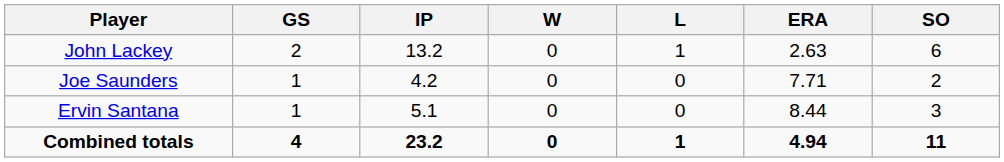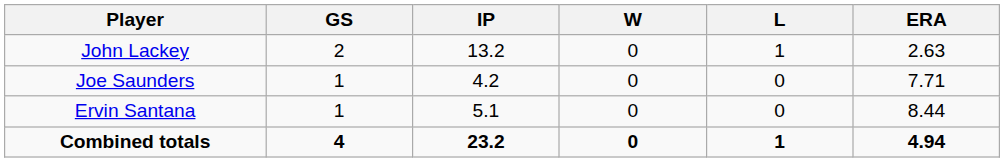- column: (936, 19)
